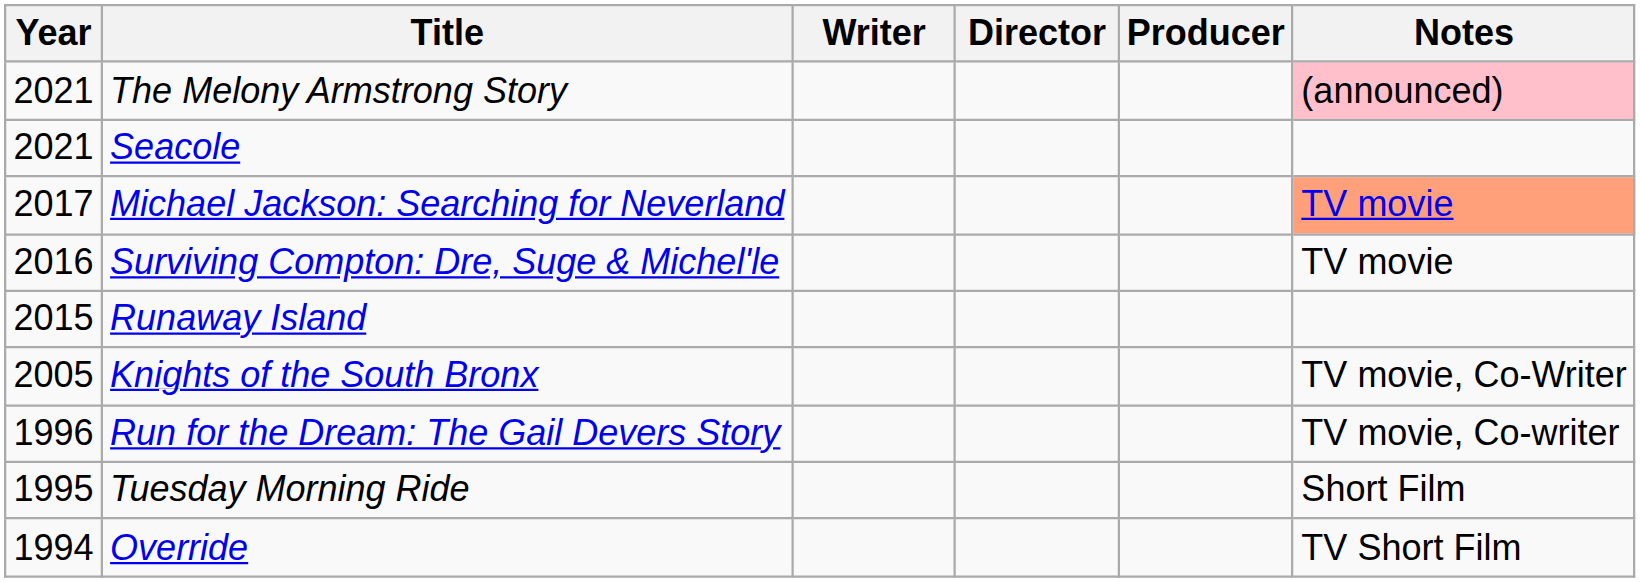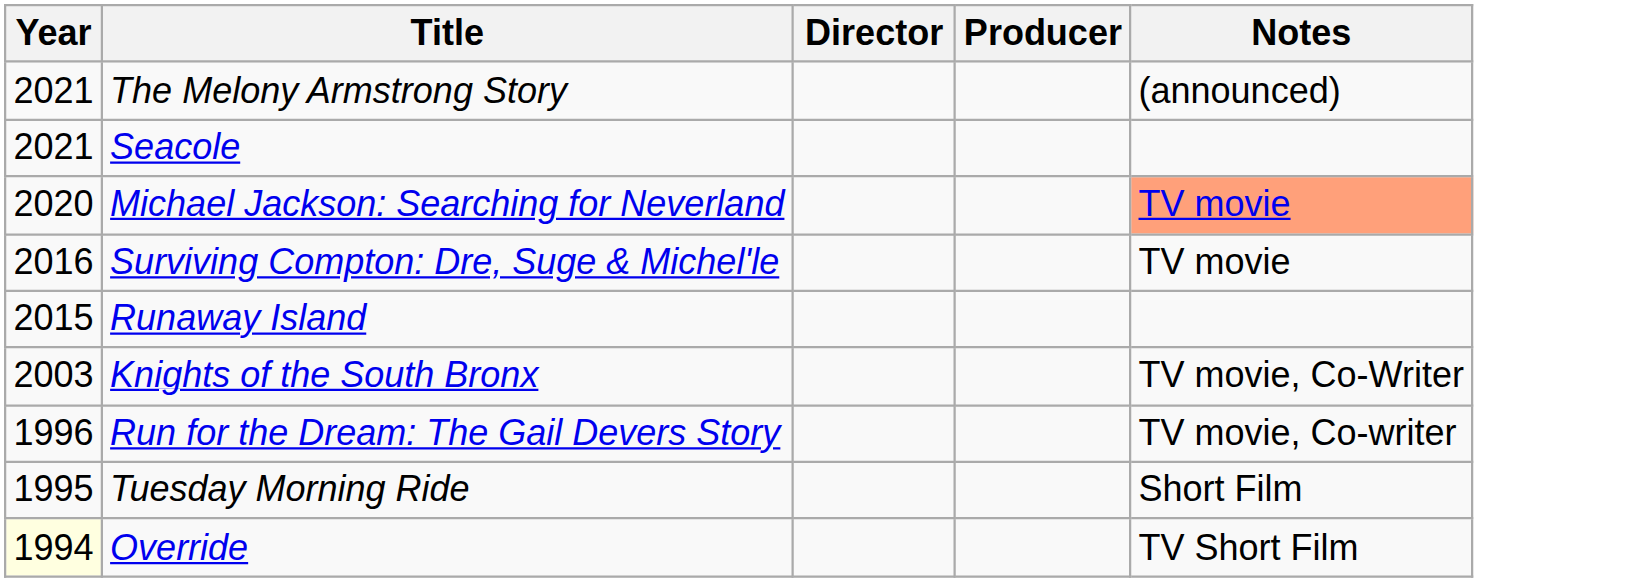- column: (874, 33)
(1402, 90) pink background -> (1240, 90) no background
(53, 204) 2017 -> (53, 204) 2020
(53, 375) 2005 -> (53, 375) 2003
(53, 546) no background -> (53, 546) lightyellow background
